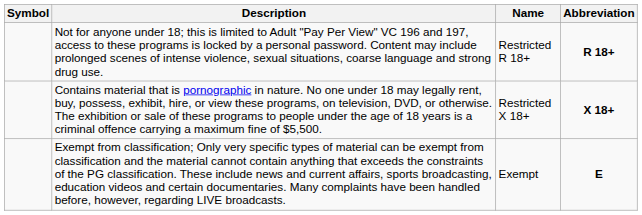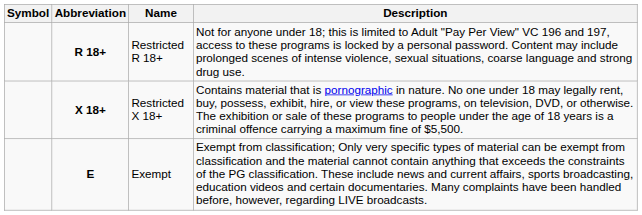columns swapped: (599, 13) <-> (274, 13)
